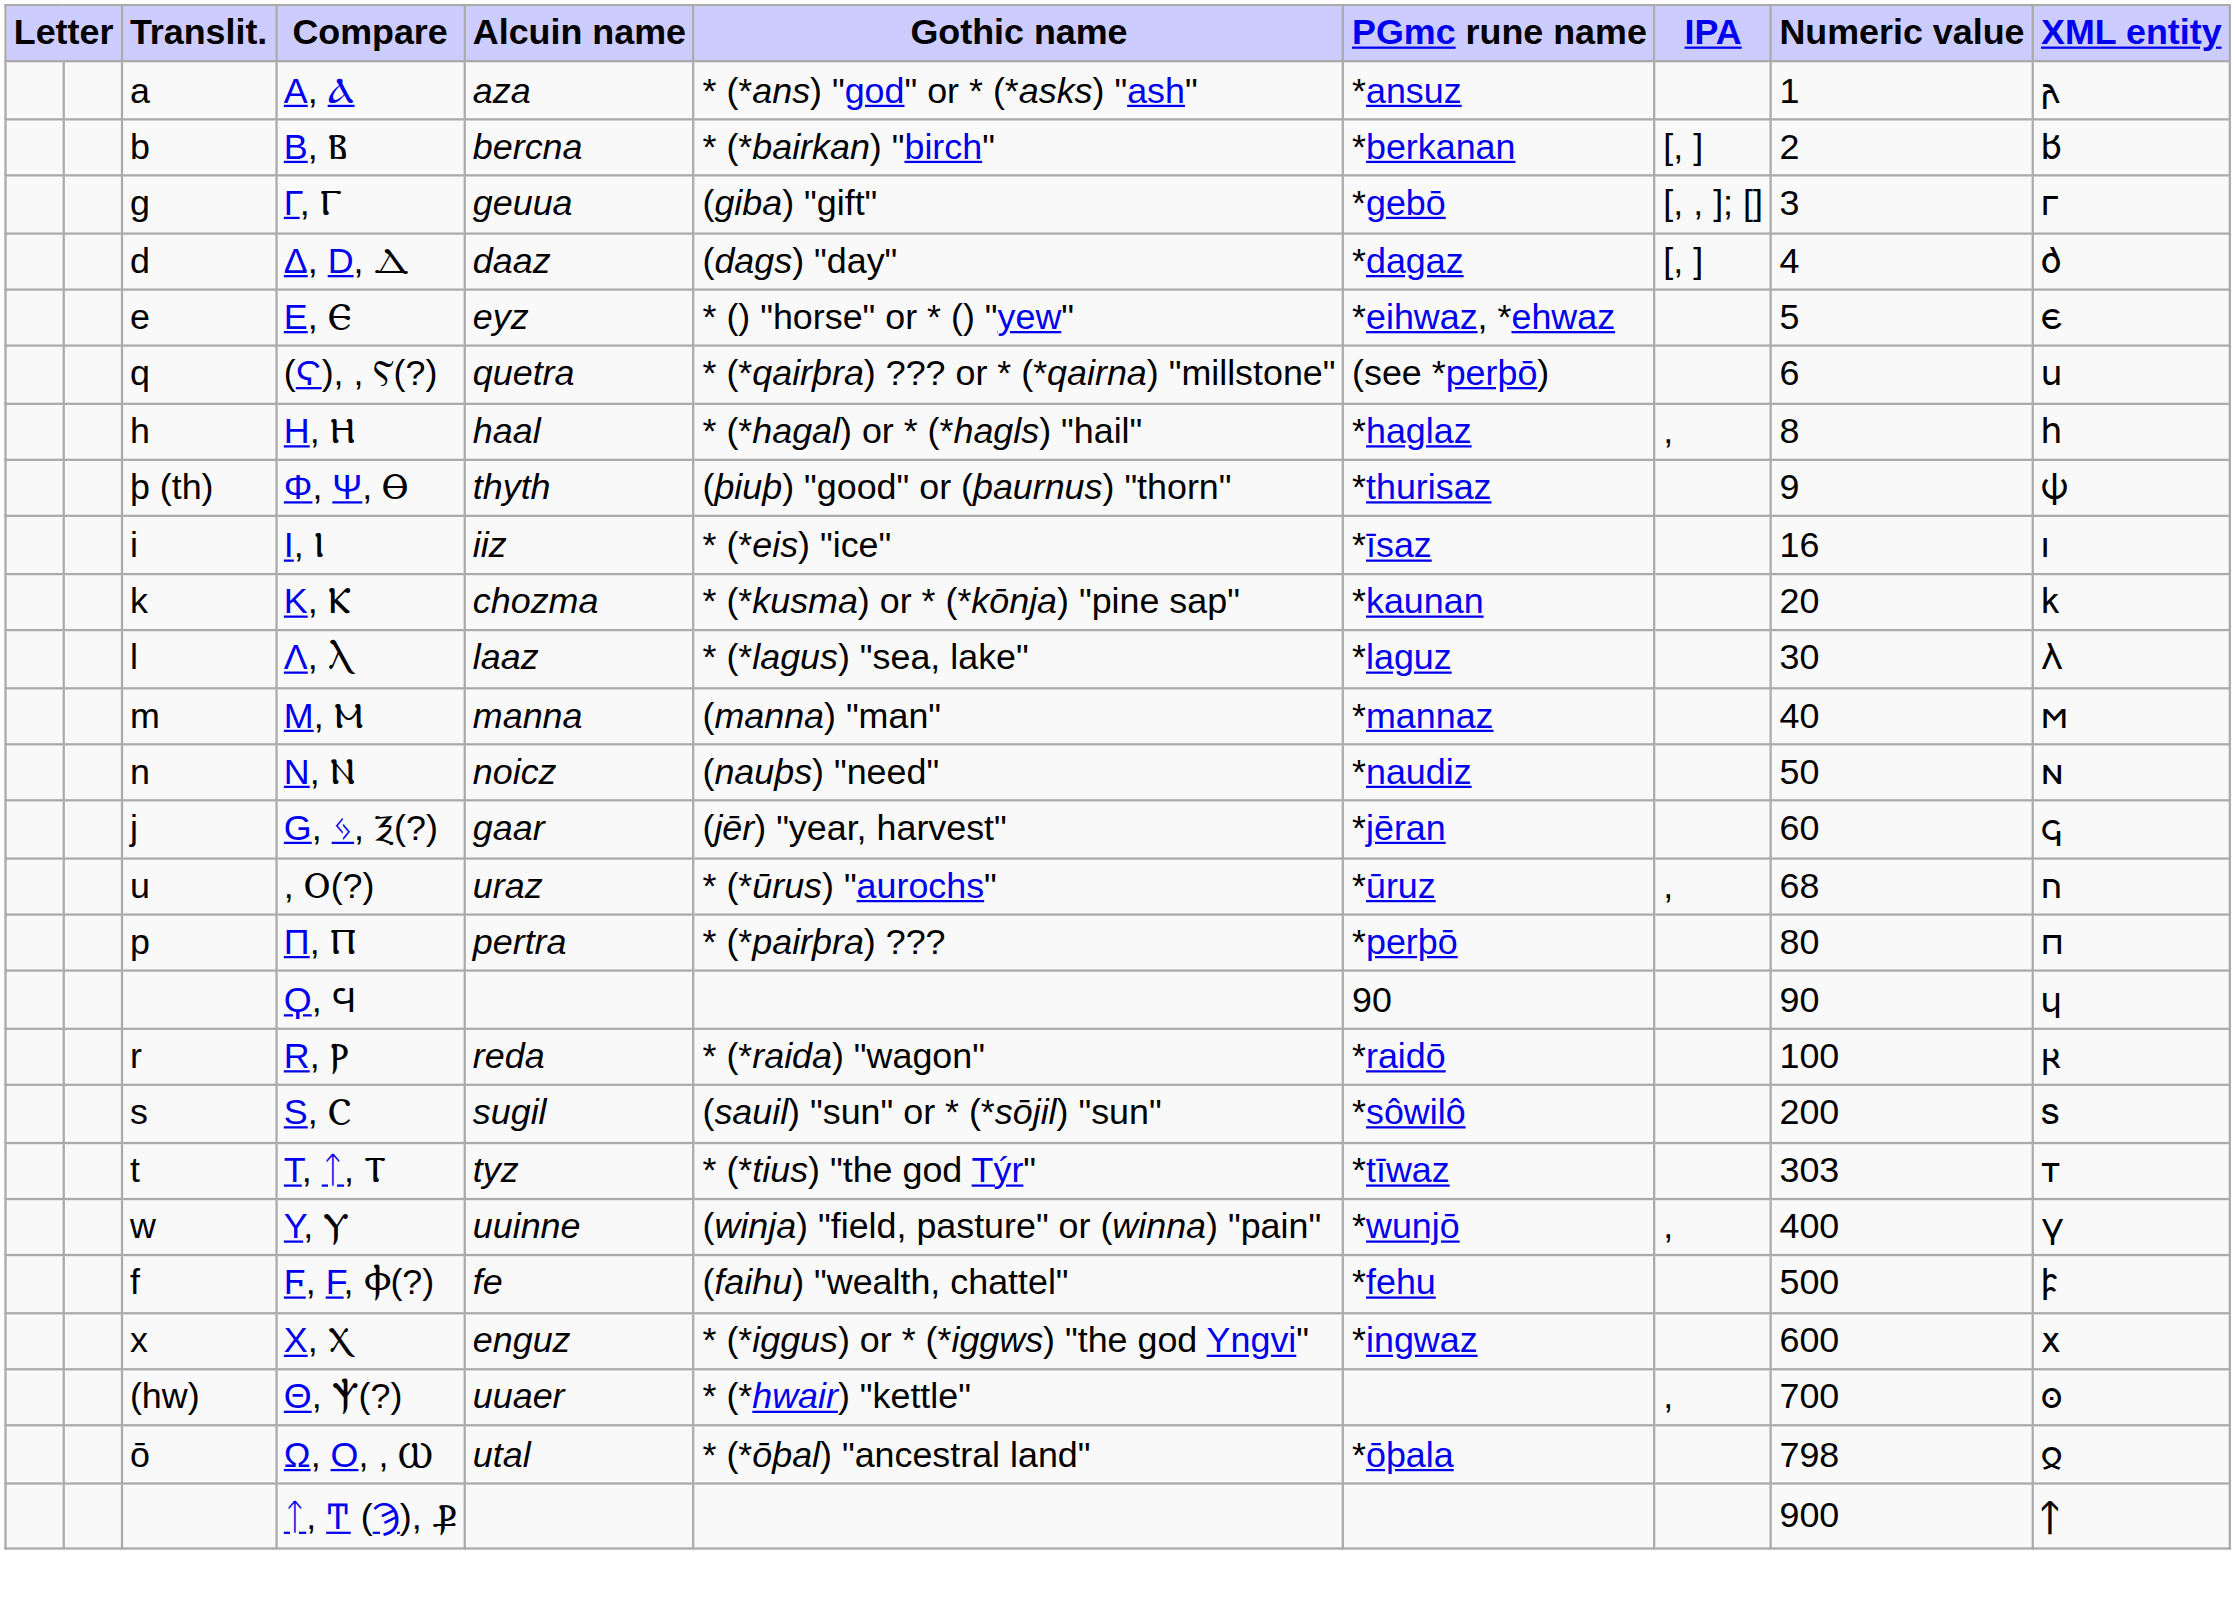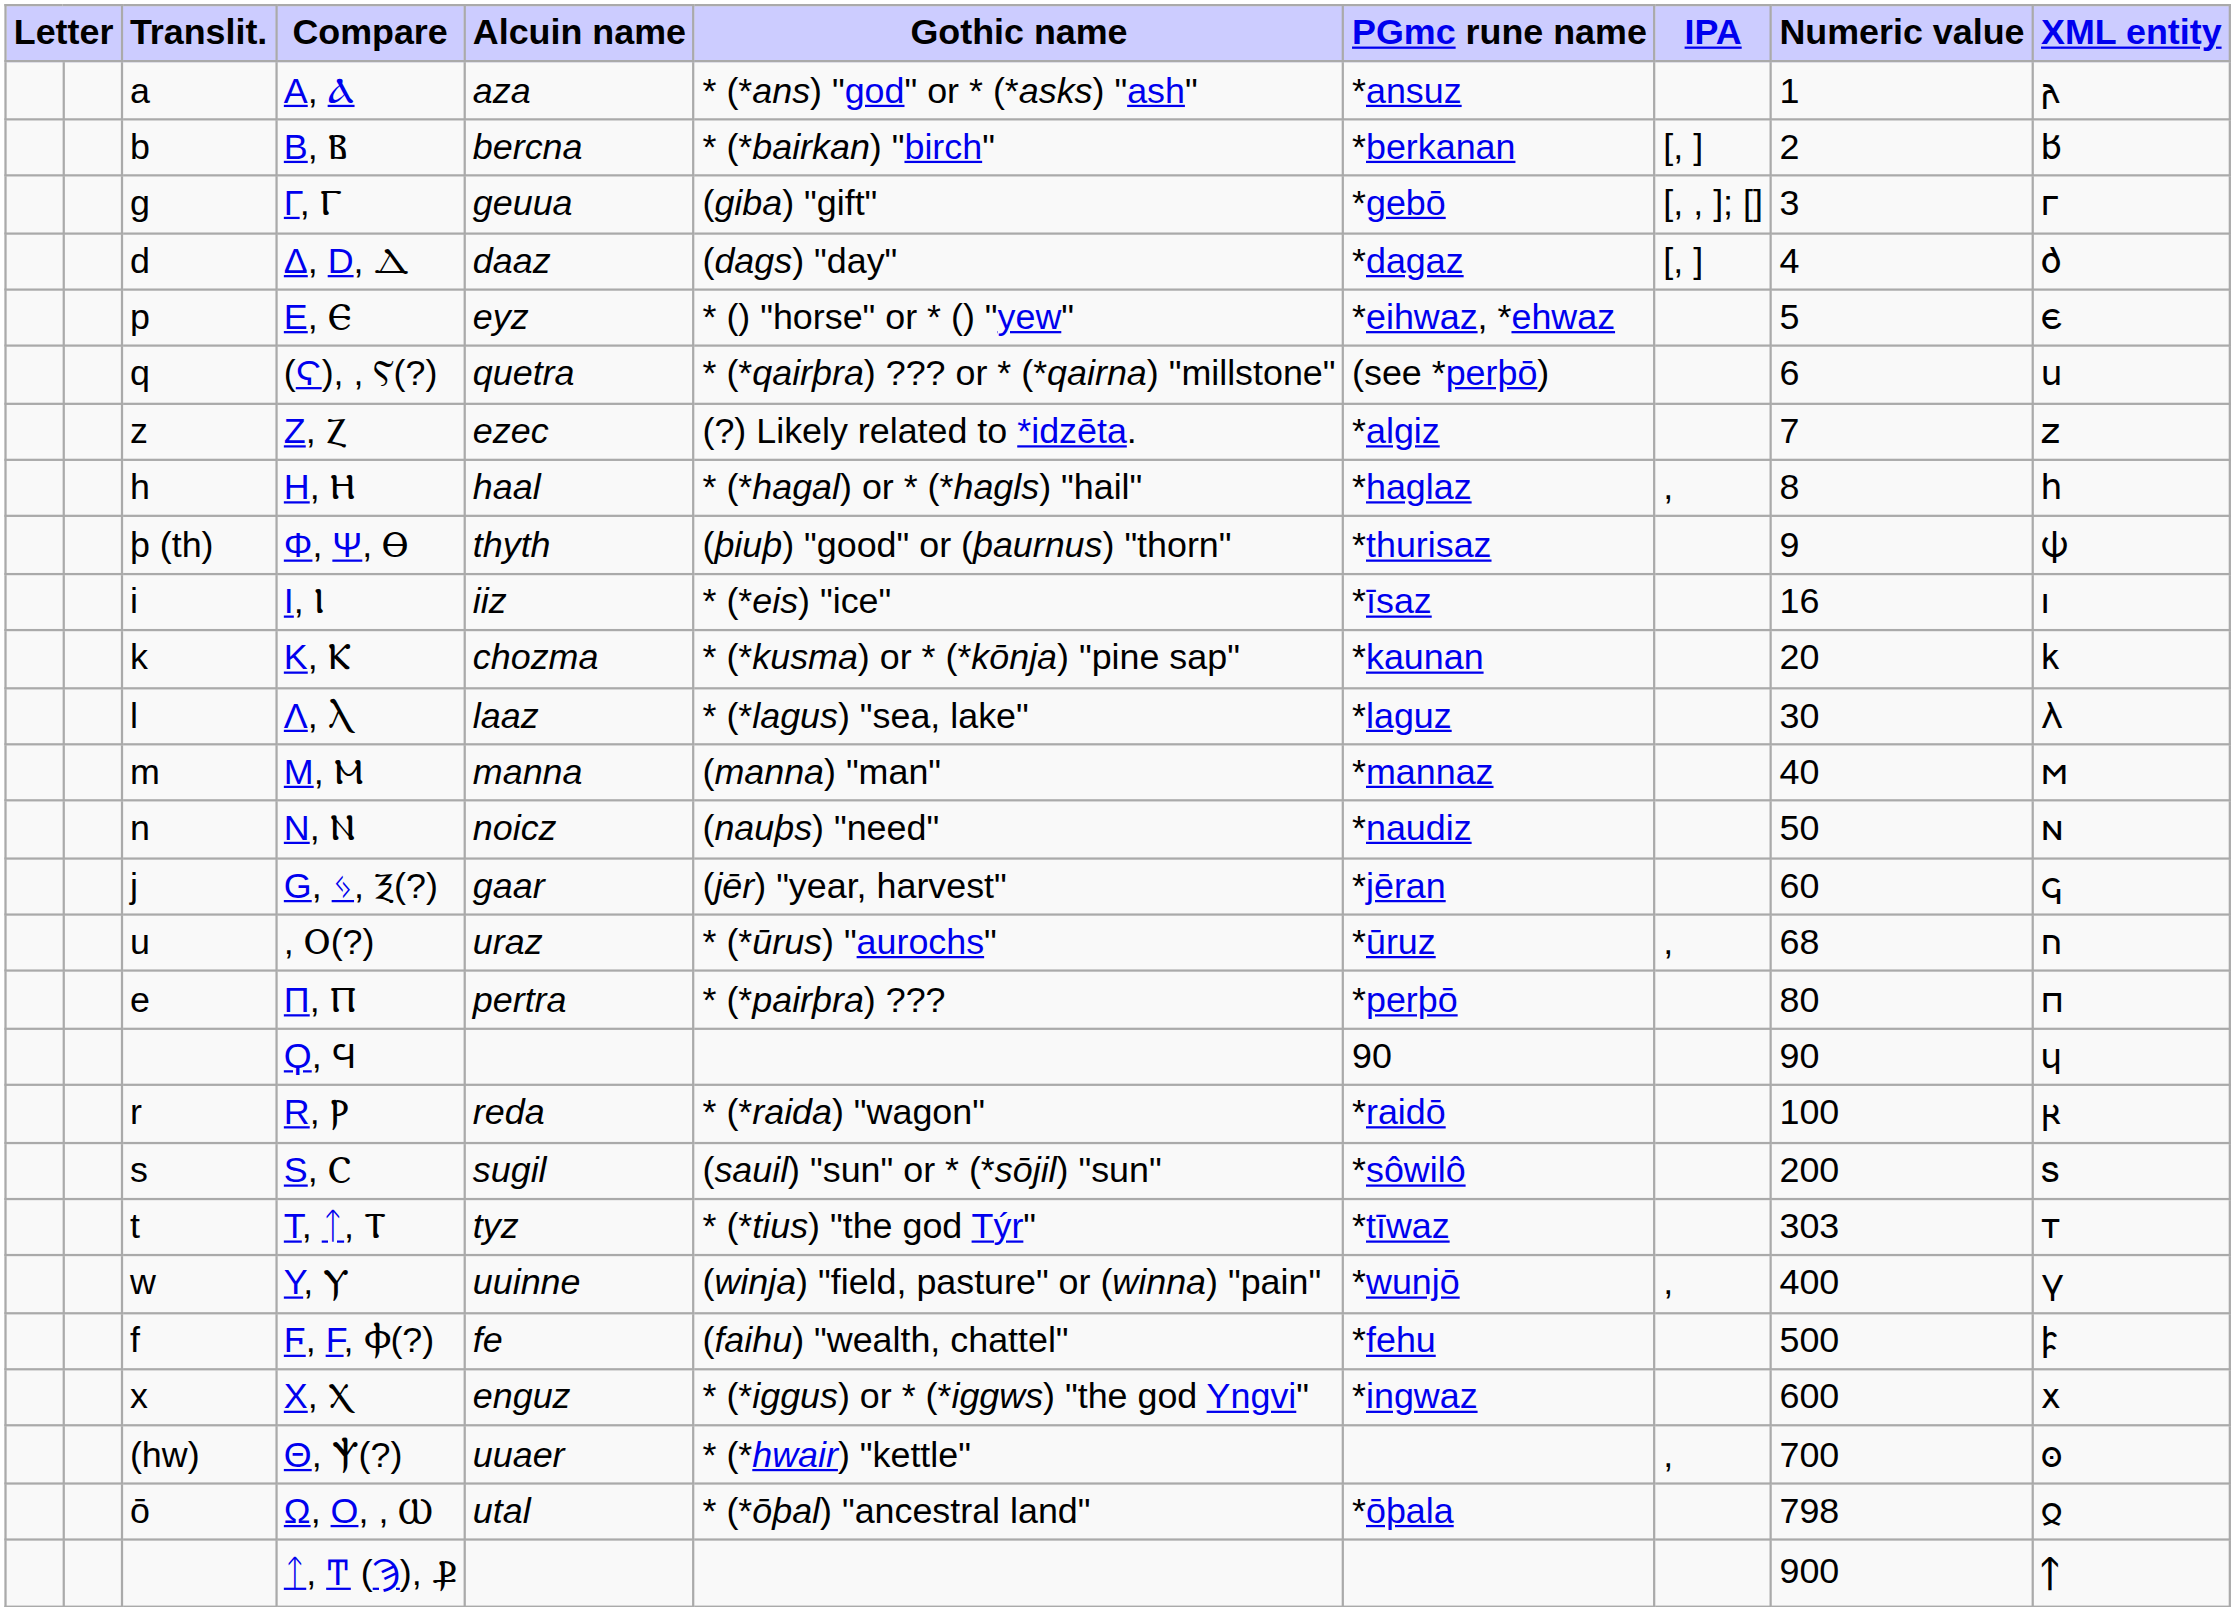(140, 317) e -> (140, 317) p
+ row: (315, 430)
(140, 942) p -> (140, 999) e
